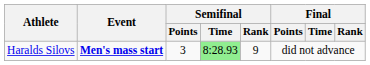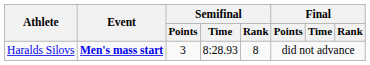(220, 51) lightgreen background -> (220, 51) no background
(256, 51) 9 -> (256, 51) 8
